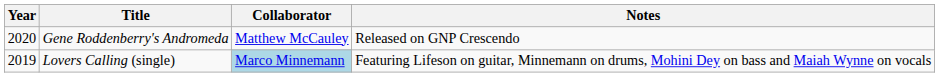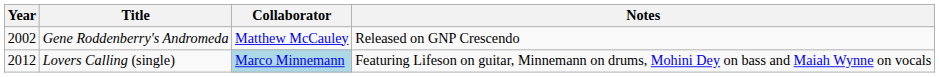(22, 38) 2020 -> (22, 38) 2002
(22, 60) 2019 -> (22, 60) 2012
